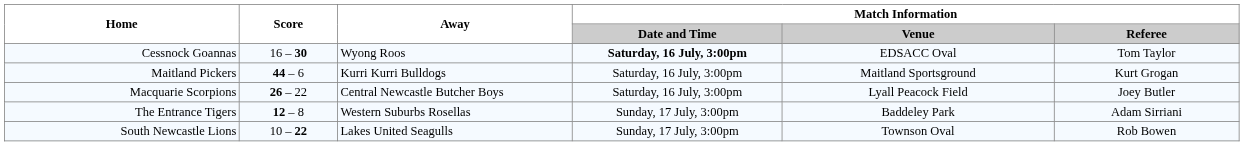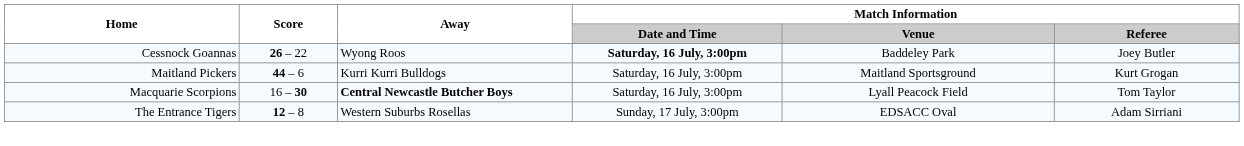(288, 53) 16 – 30 -> (288, 53) 26 – 22
(918, 53) EDSACC Oval -> (918, 53) Baddeley Park
(1147, 53) Tom Taylor -> (1147, 53) Joey Butler
(288, 92) 26 – 22 -> (288, 92) 16 – 30
(422, 92) normal -> (427, 92) bold
(1147, 92) Joey Butler -> (1147, 92) Tom Taylor
(918, 111) Baddeley Park -> (918, 111) EDSACC Oval
- row: (178, 131)
